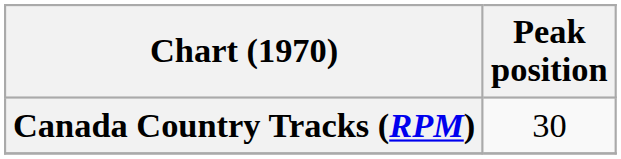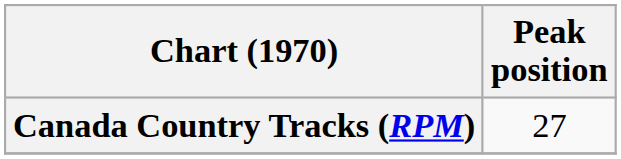(549, 125) 30 -> (549, 125) 27
